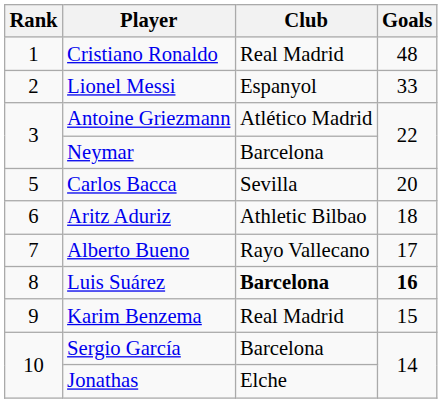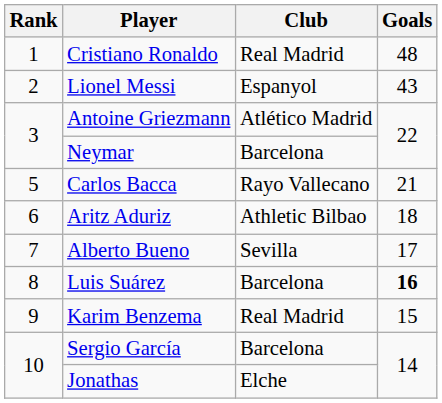(407, 86) 33 -> (407, 86) 43
(269, 184) Sevilla -> (305, 184) Rayo Vallecano
(407, 184) 20 -> (407, 184) 21
(305, 250) Rayo Vallecano -> (269, 250) Sevilla
(284, 282) bold -> (282, 282) normal
